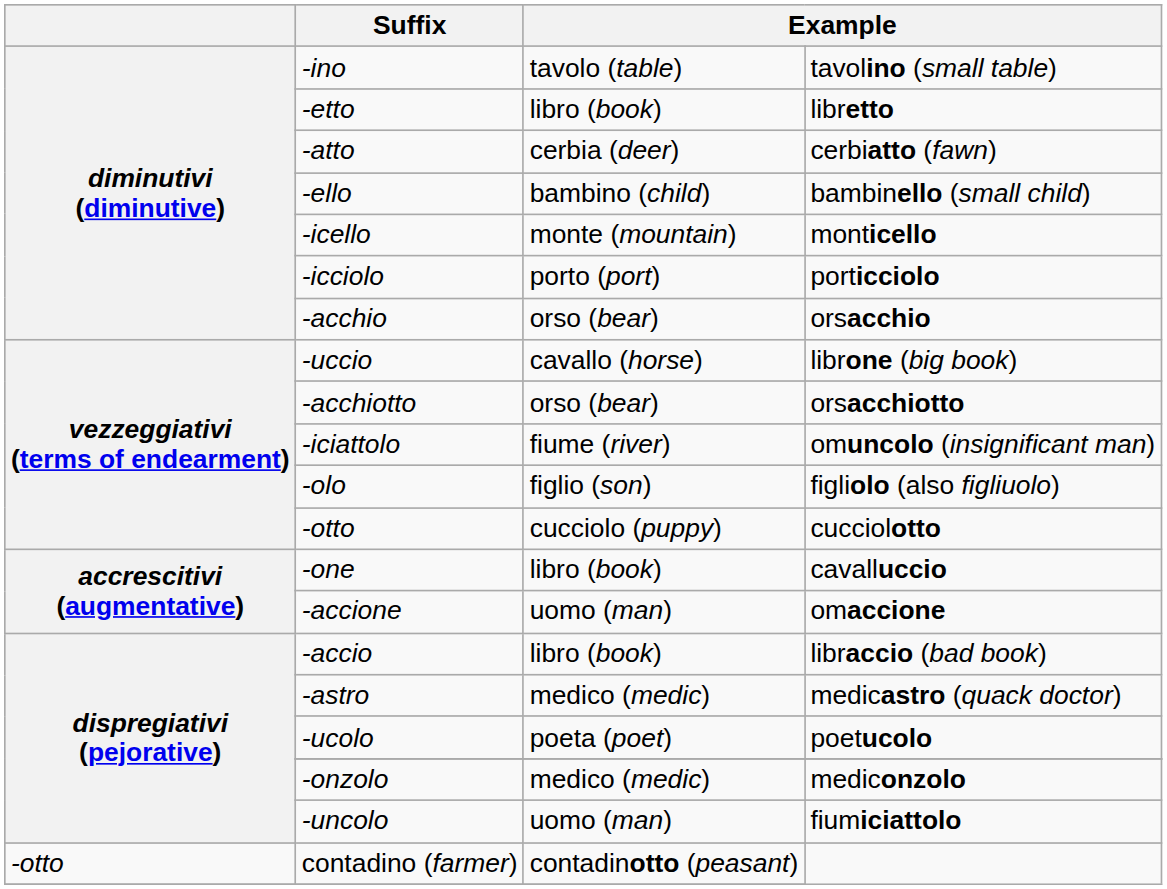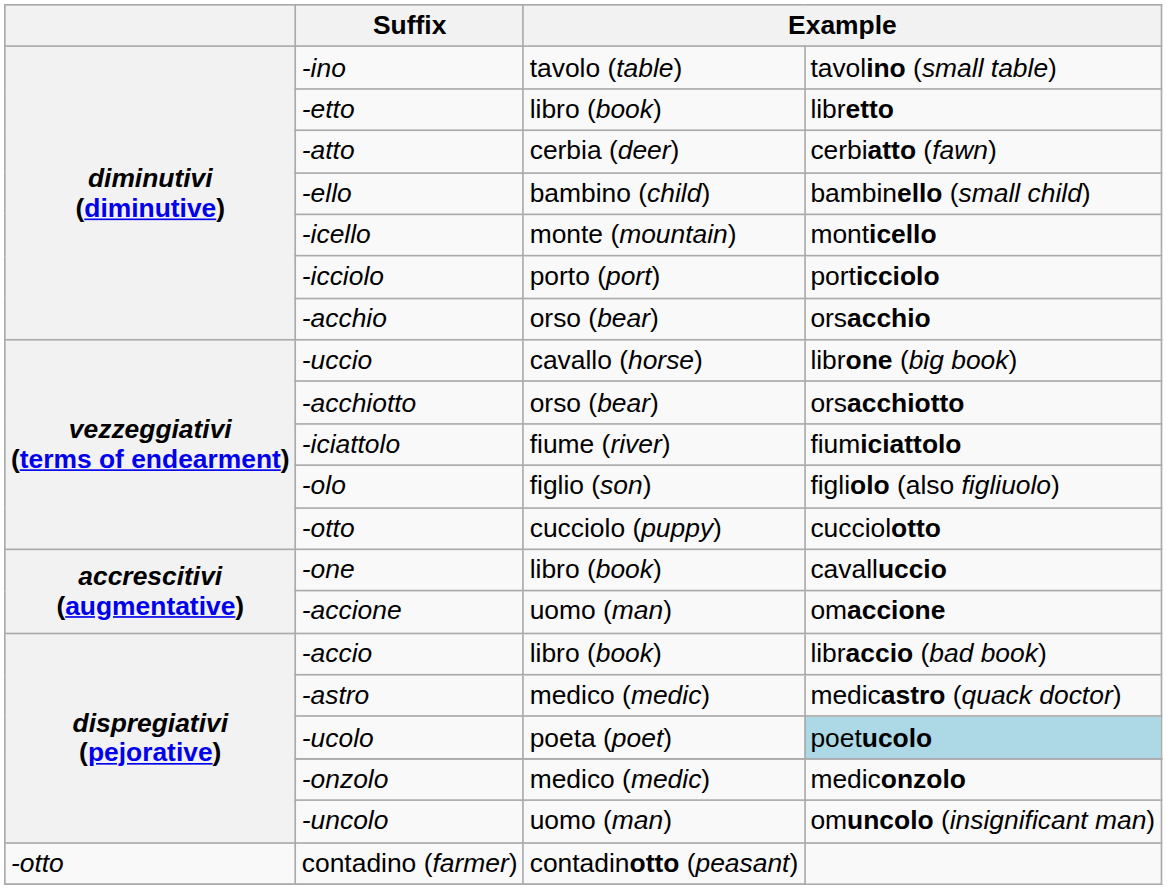(983, 444) omuncolo (insignificant man) -> (886, 444) fiumiciattolo
(871, 737) no background -> (871, 737) lightblue background
(886, 820) fiumiciattolo -> (983, 820) omuncolo (insignificant man)
